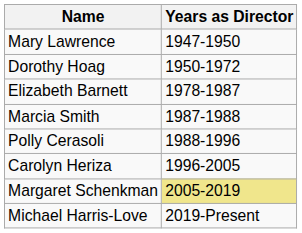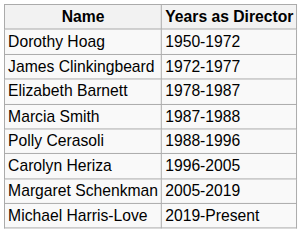- row: (62, 41)
+ row: (81, 66)
(203, 191) khaki background -> (203, 191) no background
